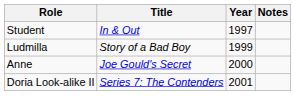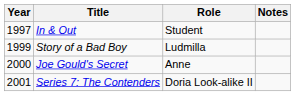columns swapped: (241, 13) <-> (51, 13)
